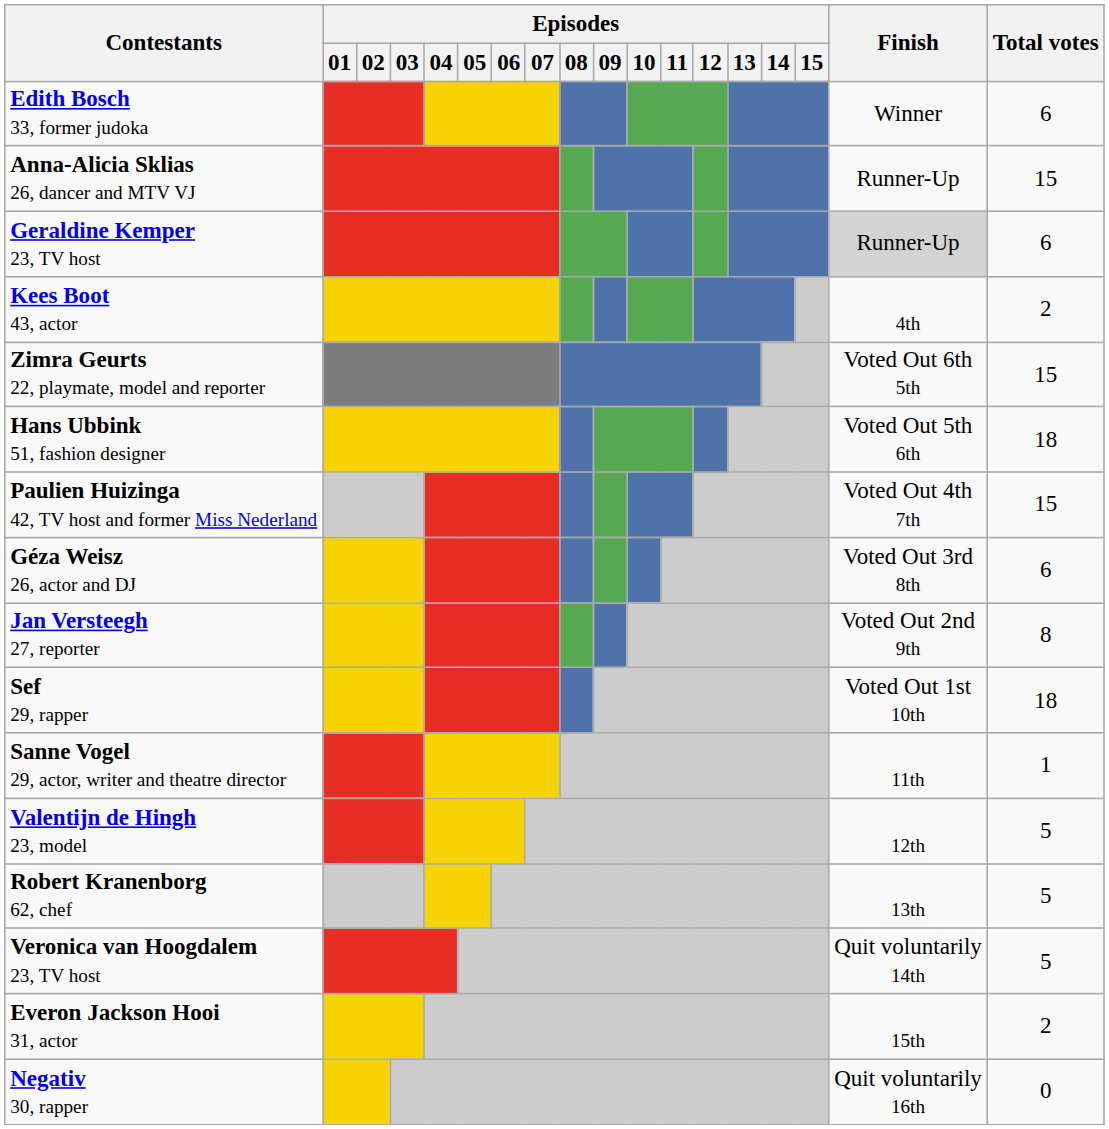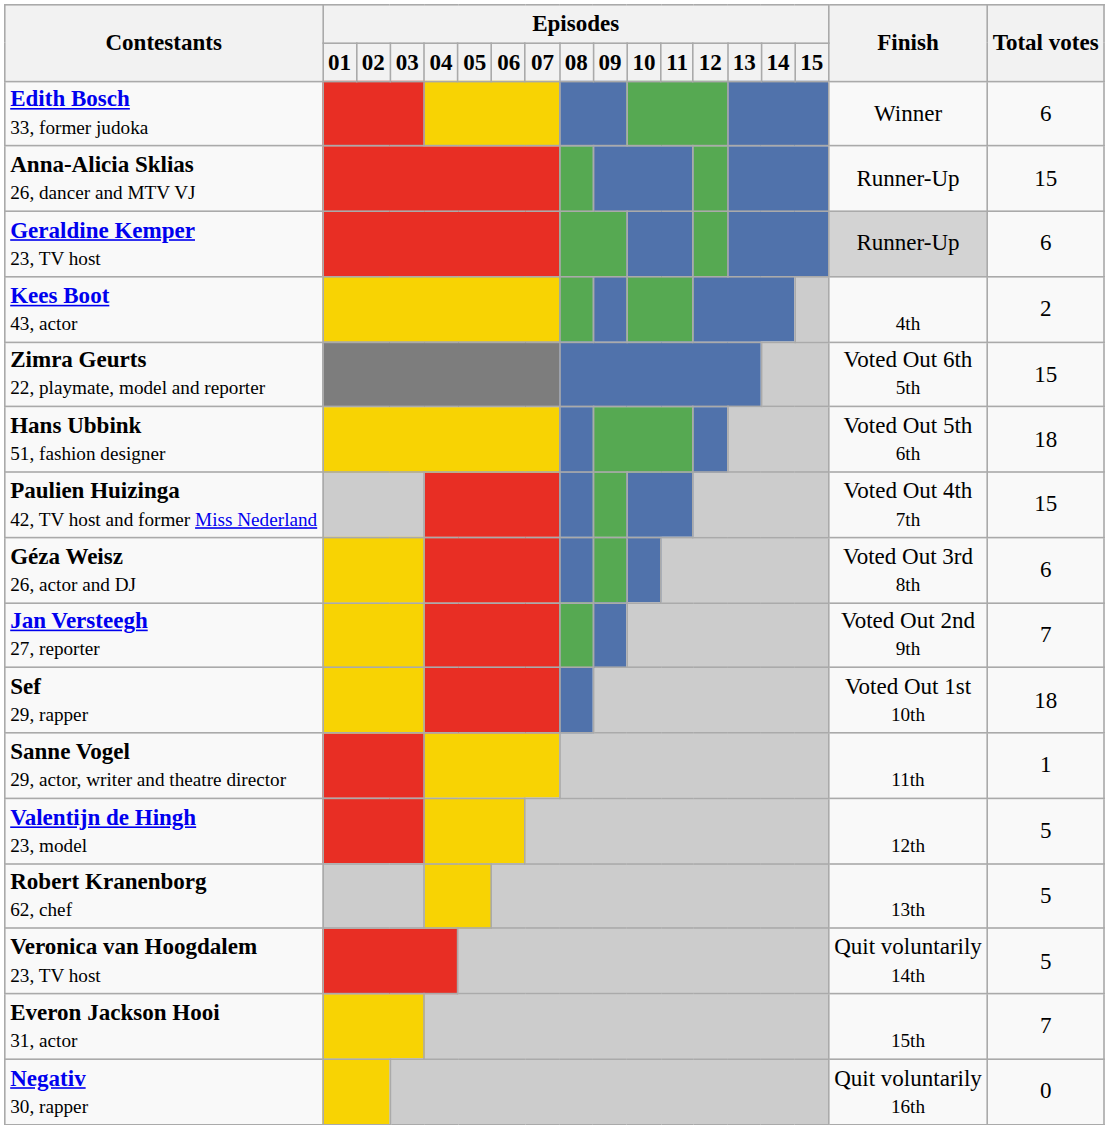(1046, 635) 8 -> (1046, 635) 7
(1046, 1026) 2 -> (1046, 1026) 7
